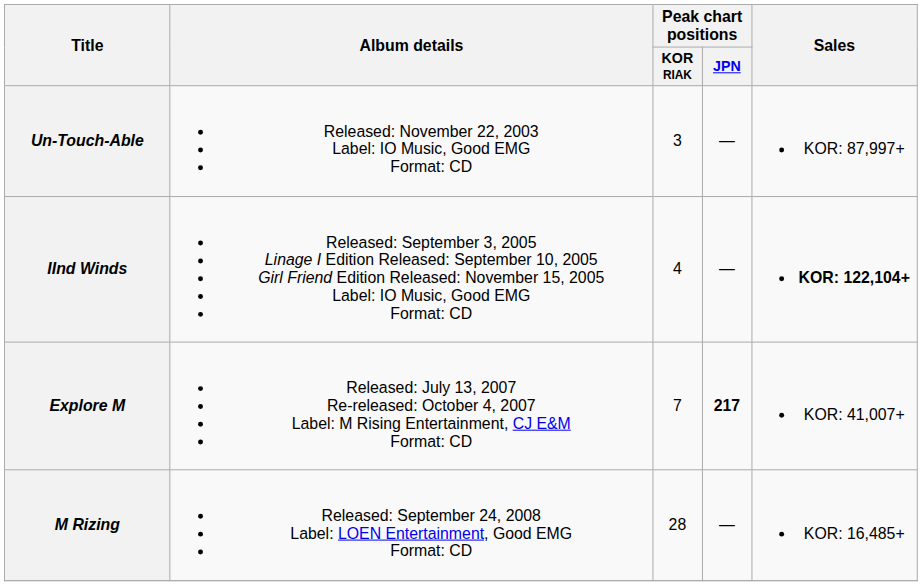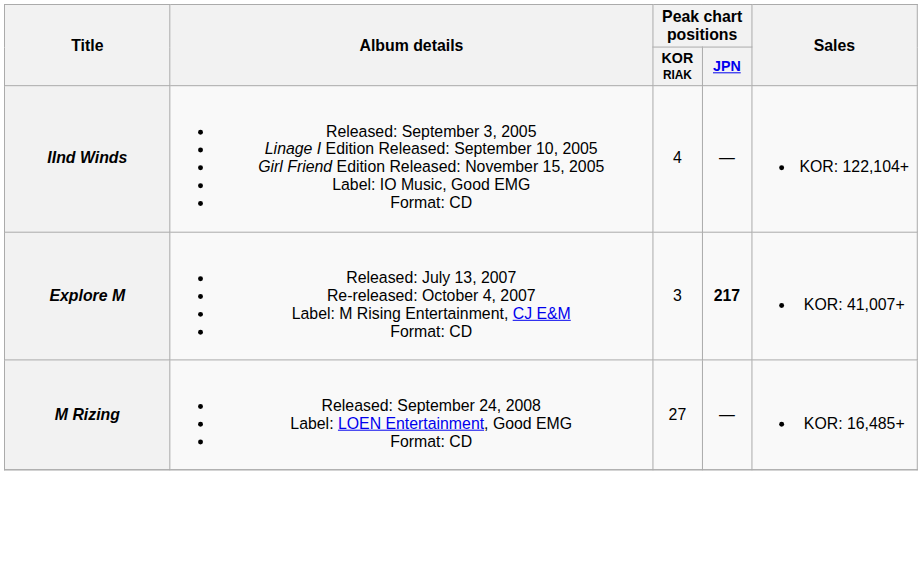- row: (87, 140)
(834, 278) bold -> (834, 168) normal
(677, 406) 7 -> (677, 295) 3
(677, 525) 28 -> (677, 414) 27
